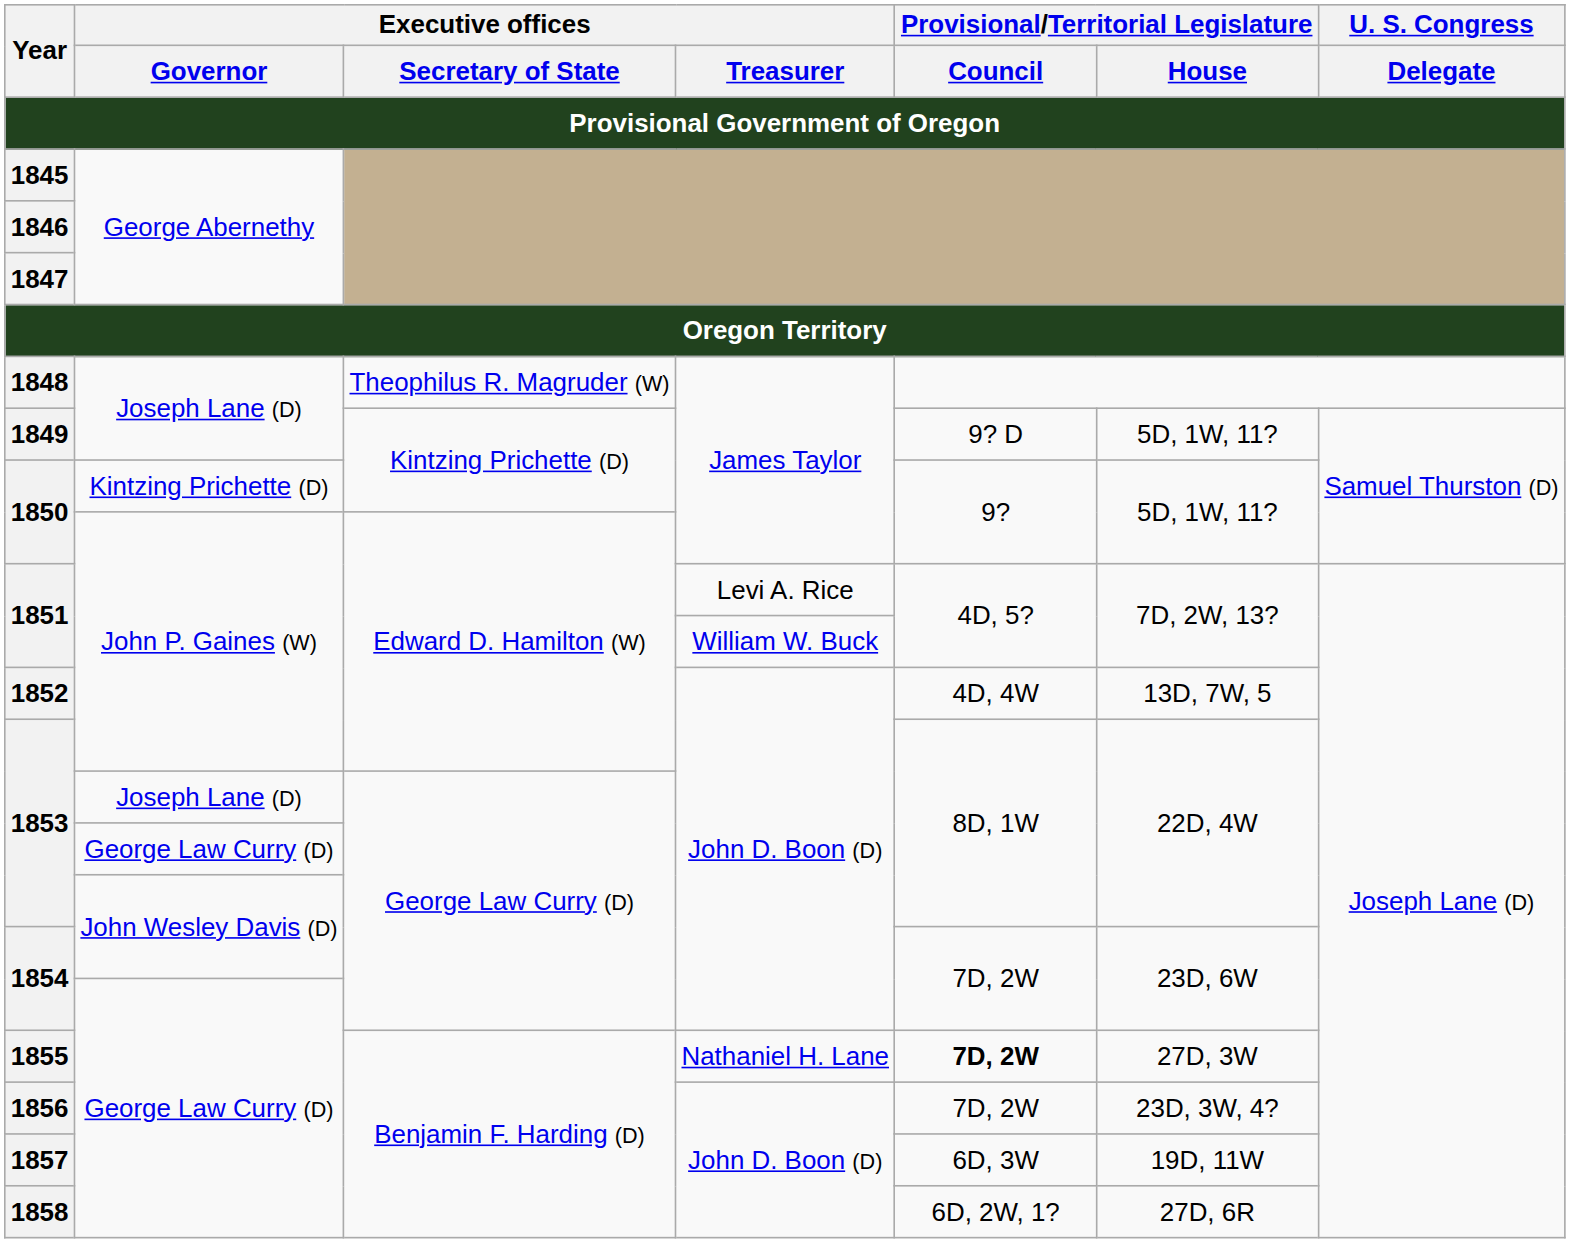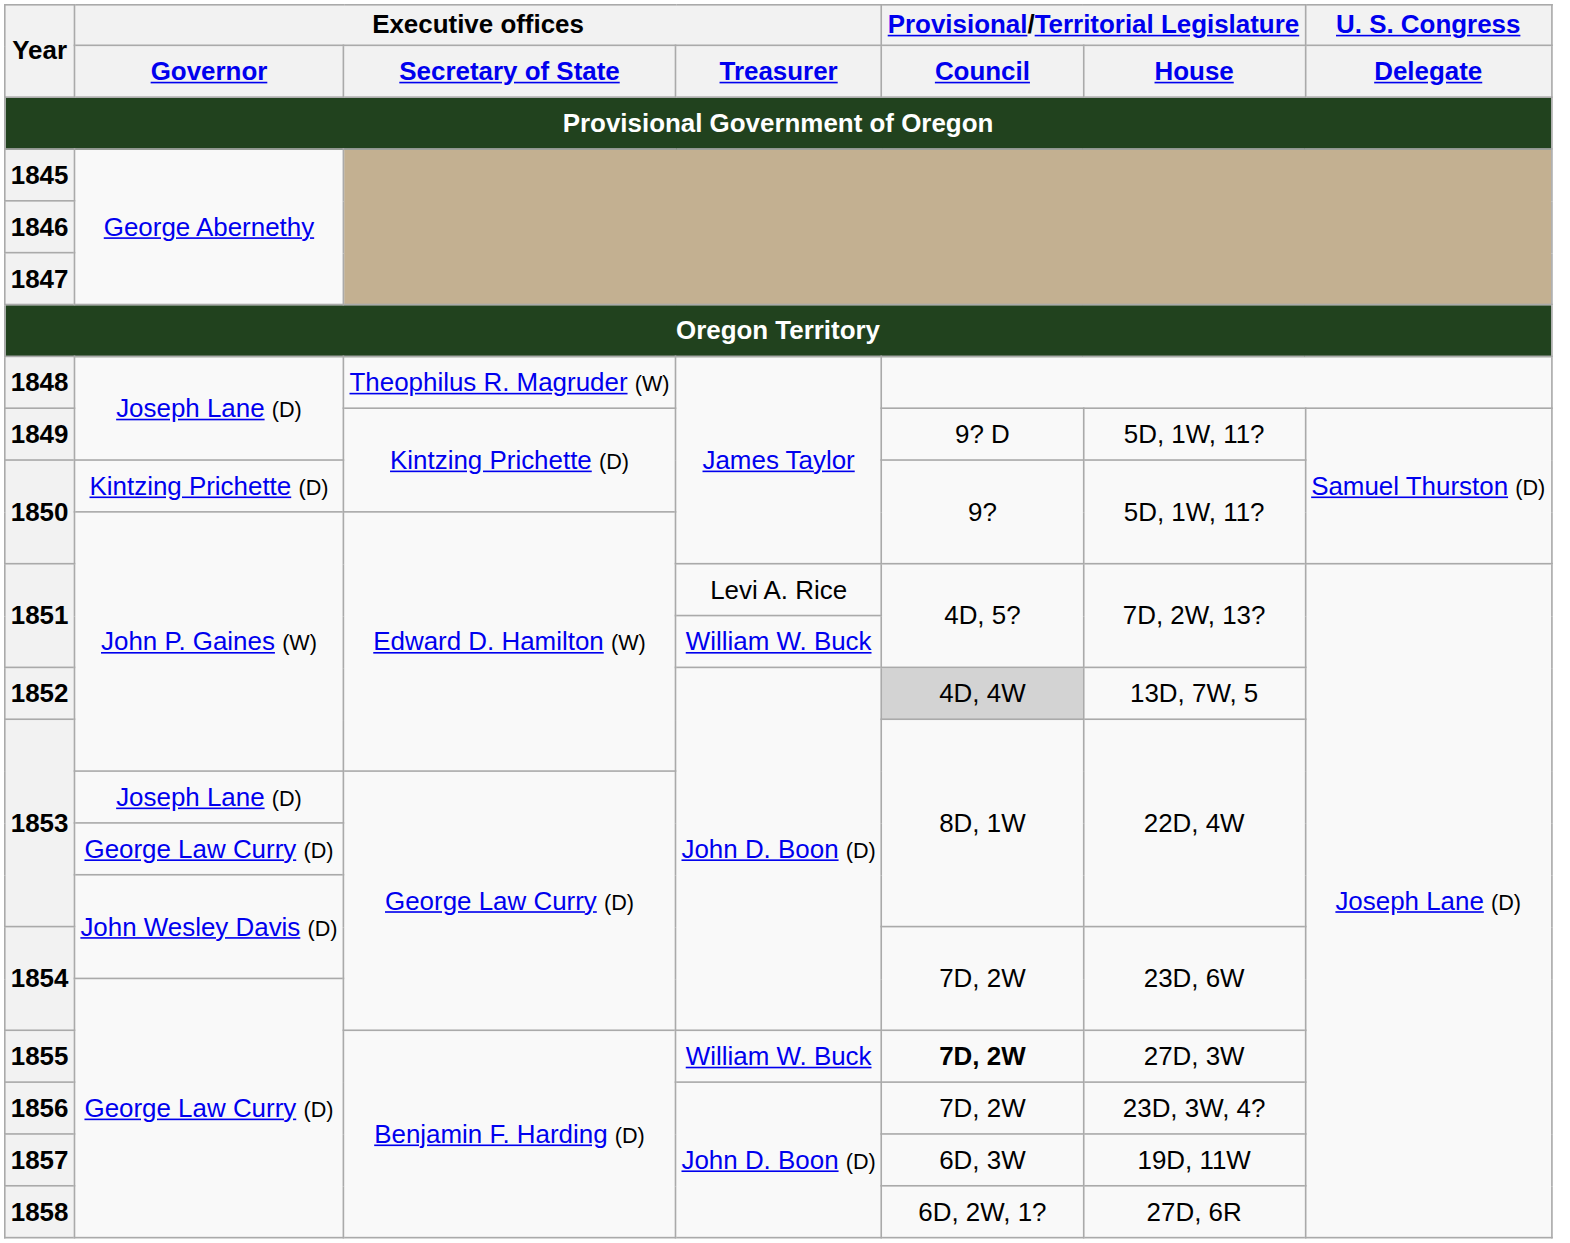(996, 693) no background -> (982, 693) lightgrey background
(785, 1056) Nathaniel H. Lane -> (779, 1056) William W. Buck
